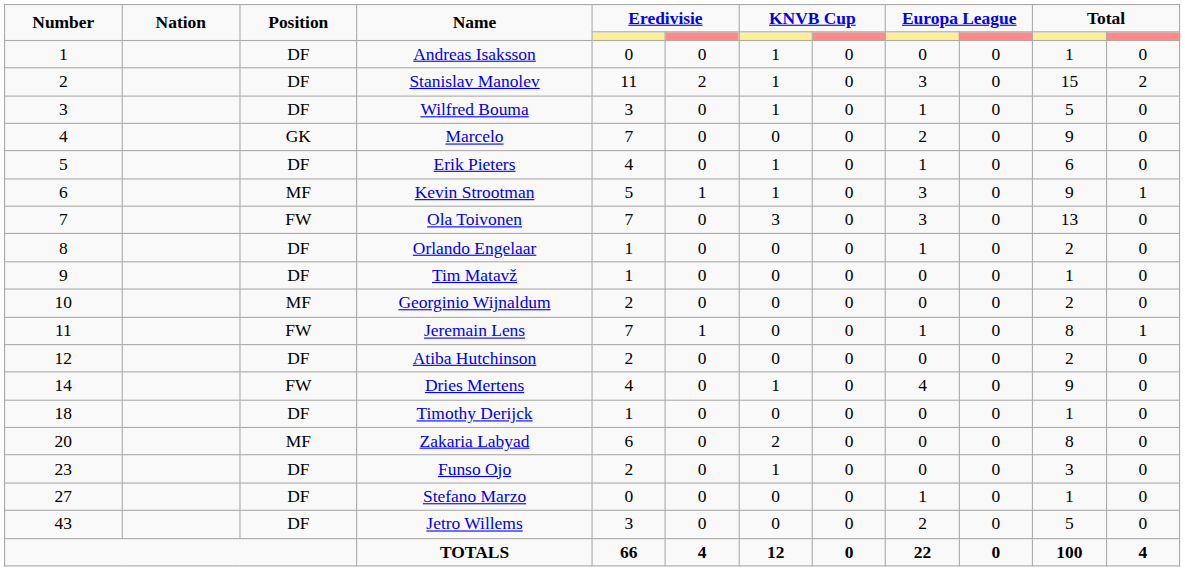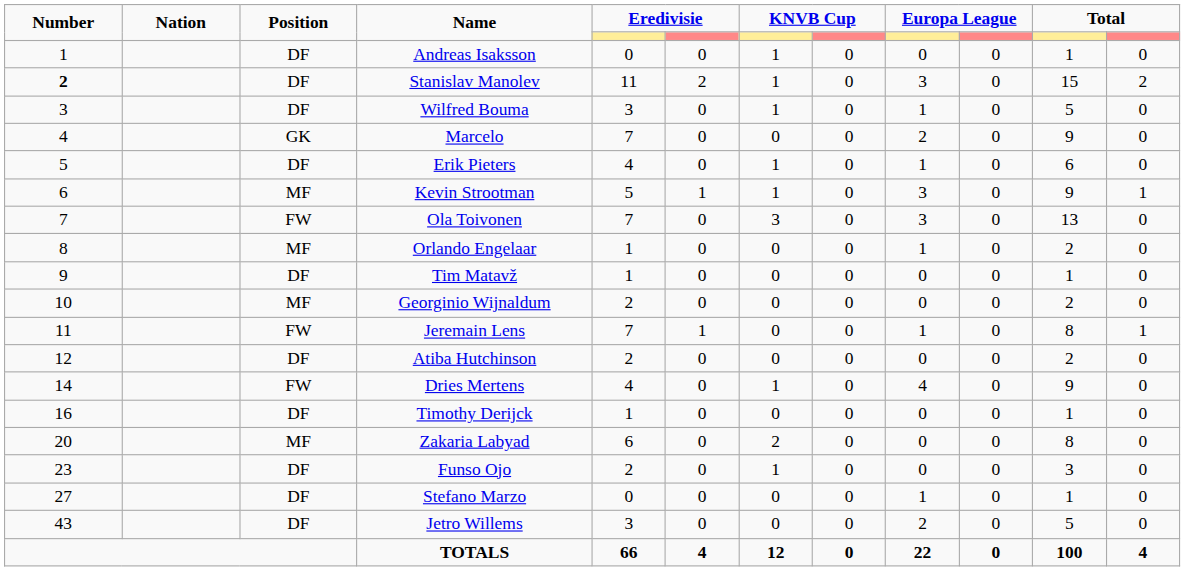(63, 81) normal -> (63, 81) bold
(298, 247) DF -> (298, 247) MF
(63, 413) 18 -> (63, 413) 16
